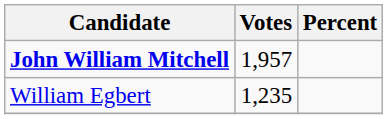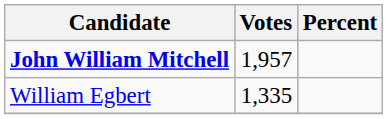(266, 95) 1,235 -> (266, 95) 1,335
